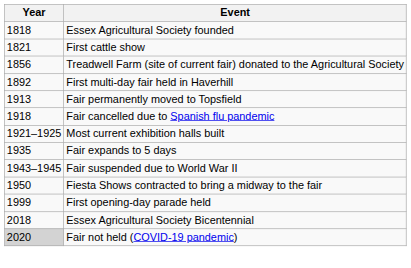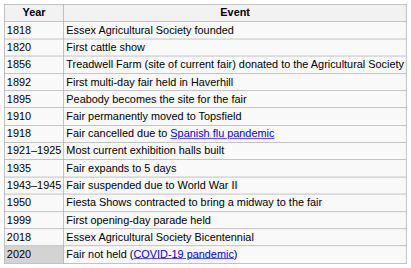(19, 47) 1821 -> (19, 47) 1820
+ row: (156, 99)
(19, 99) 1913 -> (19, 116) 1910
